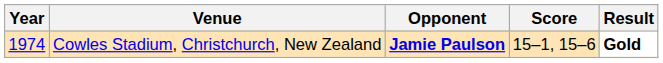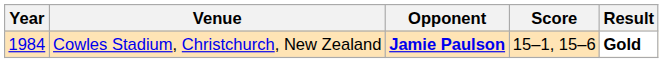(27, 44) 1974 -> (27, 44) 1984
